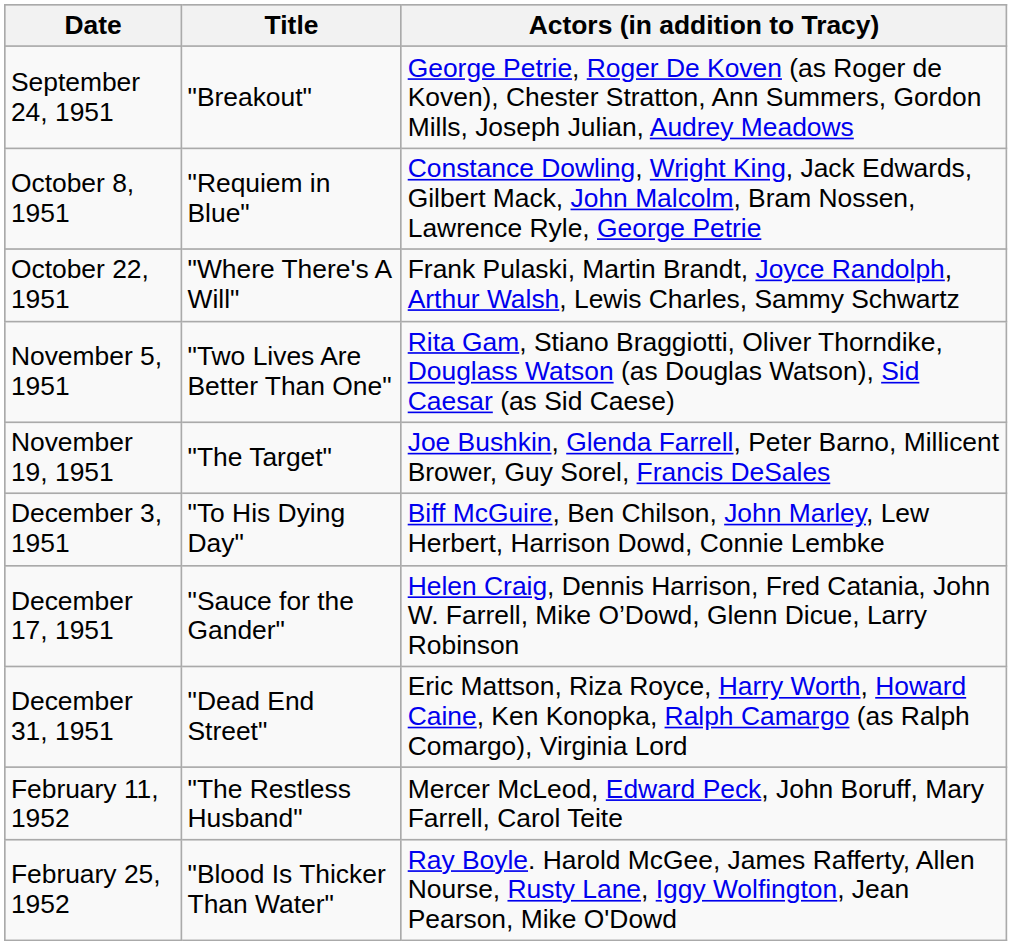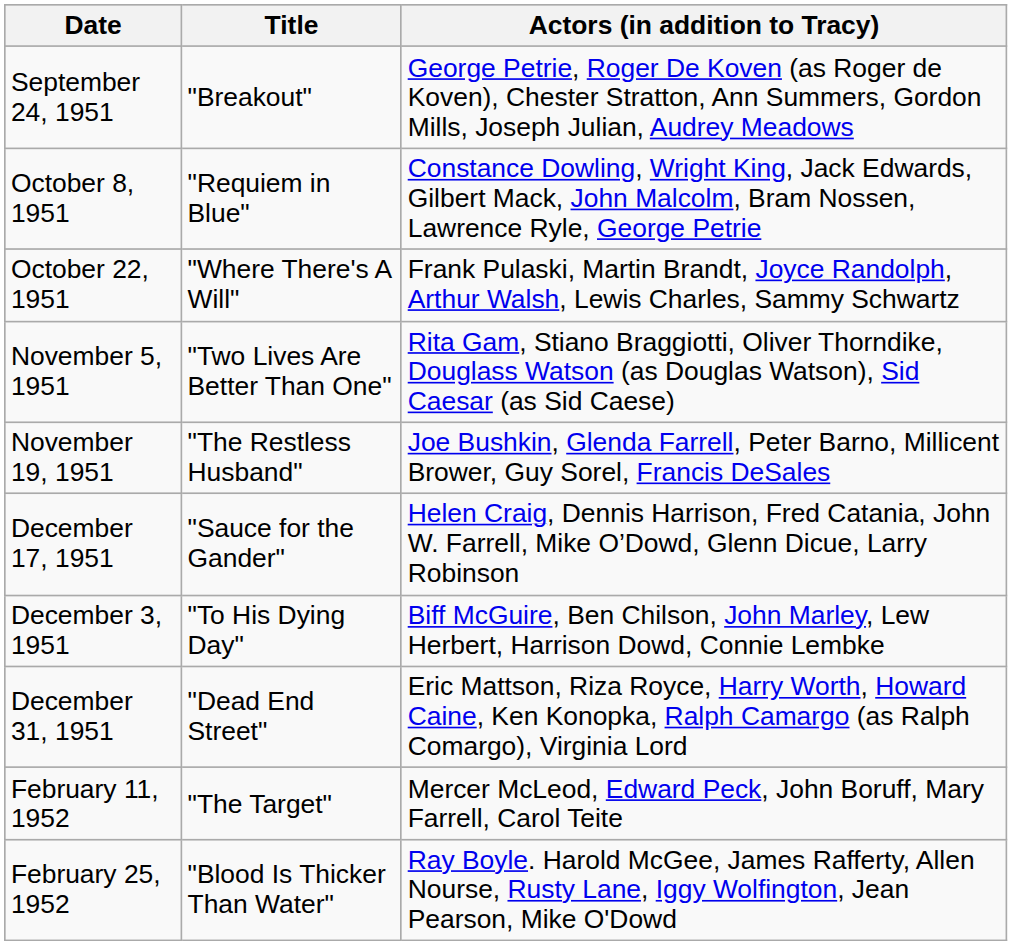(260, 457) "The Target" -> (269, 457) "The Restless Husband"
rows swapped: (86, 529) <-> (72, 615)
(269, 803) "The Restless Husband" -> (260, 803) "The Target"
